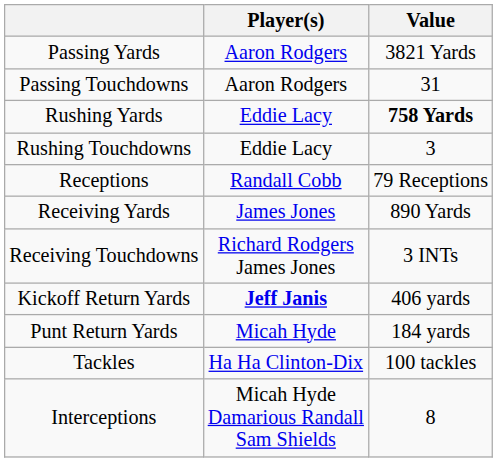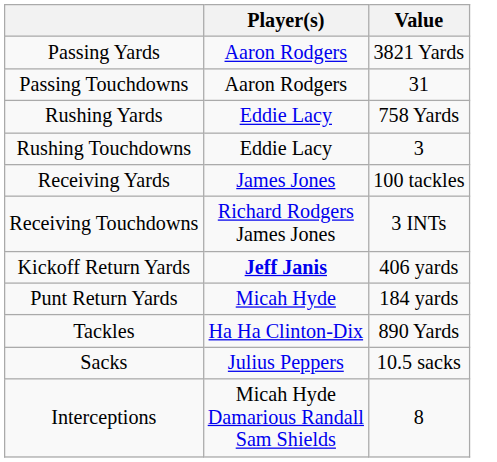(431, 116) bold -> (419, 116) normal
- row: (104, 180)
(431, 212) 890 Yards -> (419, 180) 100 tackles
(431, 362) 100 tackles -> (419, 330) 890 Yards
+ row: (104, 362)
